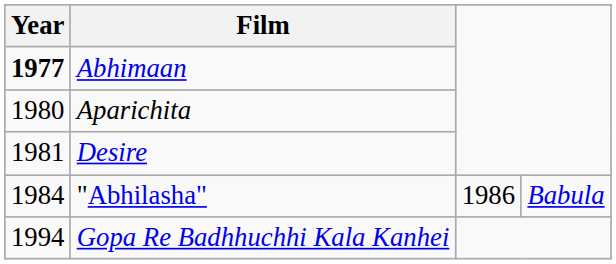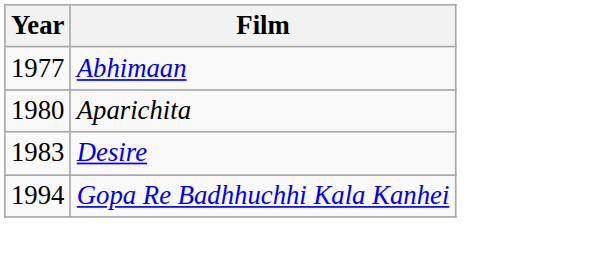(38, 68) bold -> (38, 68) normal
(38, 152) 1981 -> (38, 152) 1983
- row: (142, 195)
